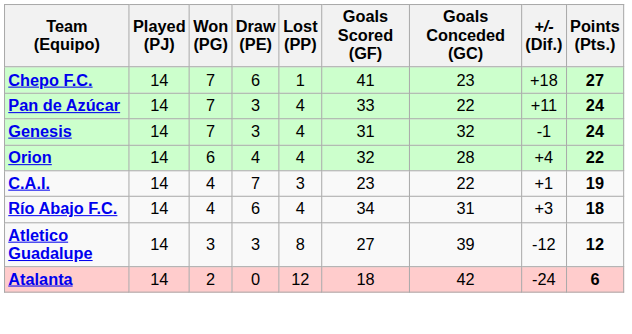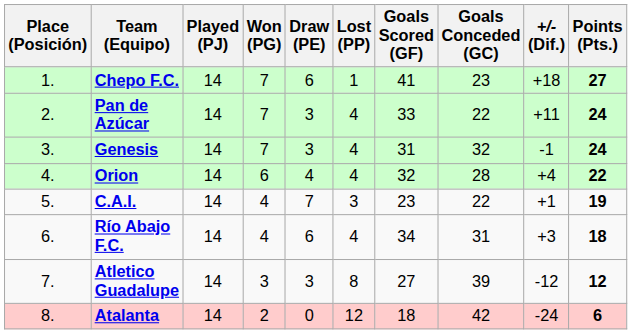+ column: (48, 35)
